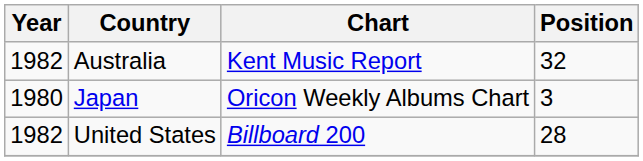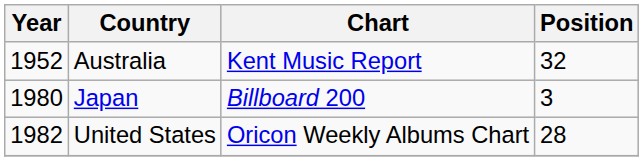(37, 60) 1982 -> (37, 60) 1952
(378, 98) Oricon Weekly Albums Chart -> (296, 98) Billboard 200
(296, 135) Billboard 200 -> (378, 135) Oricon Weekly Albums Chart
